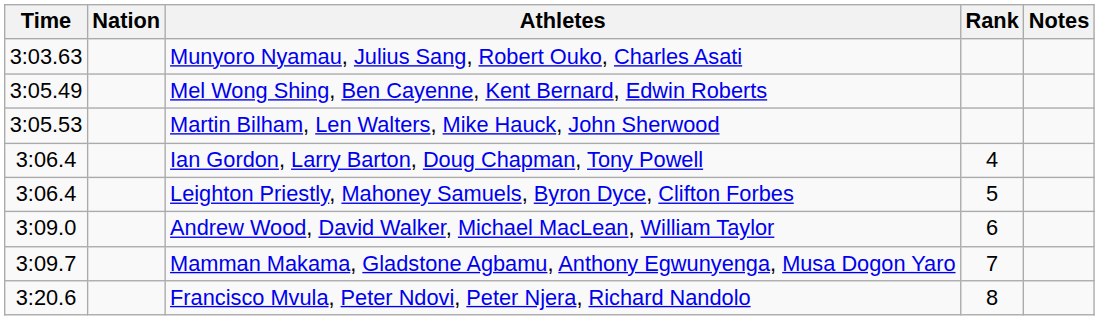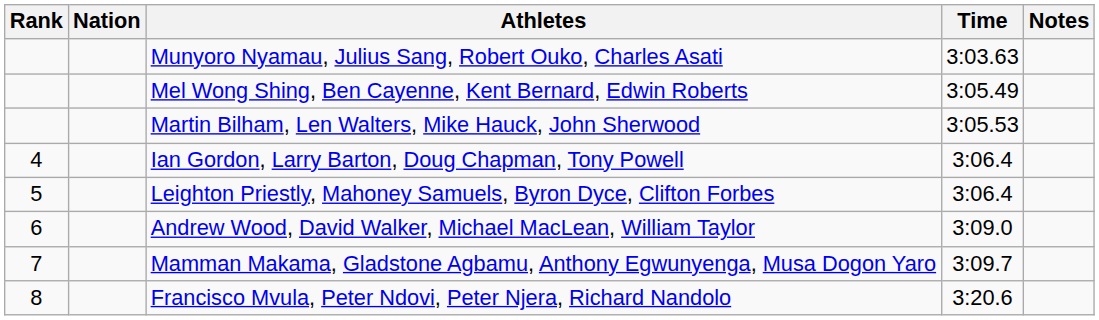columns swapped: (992, 21) <-> (46, 21)
